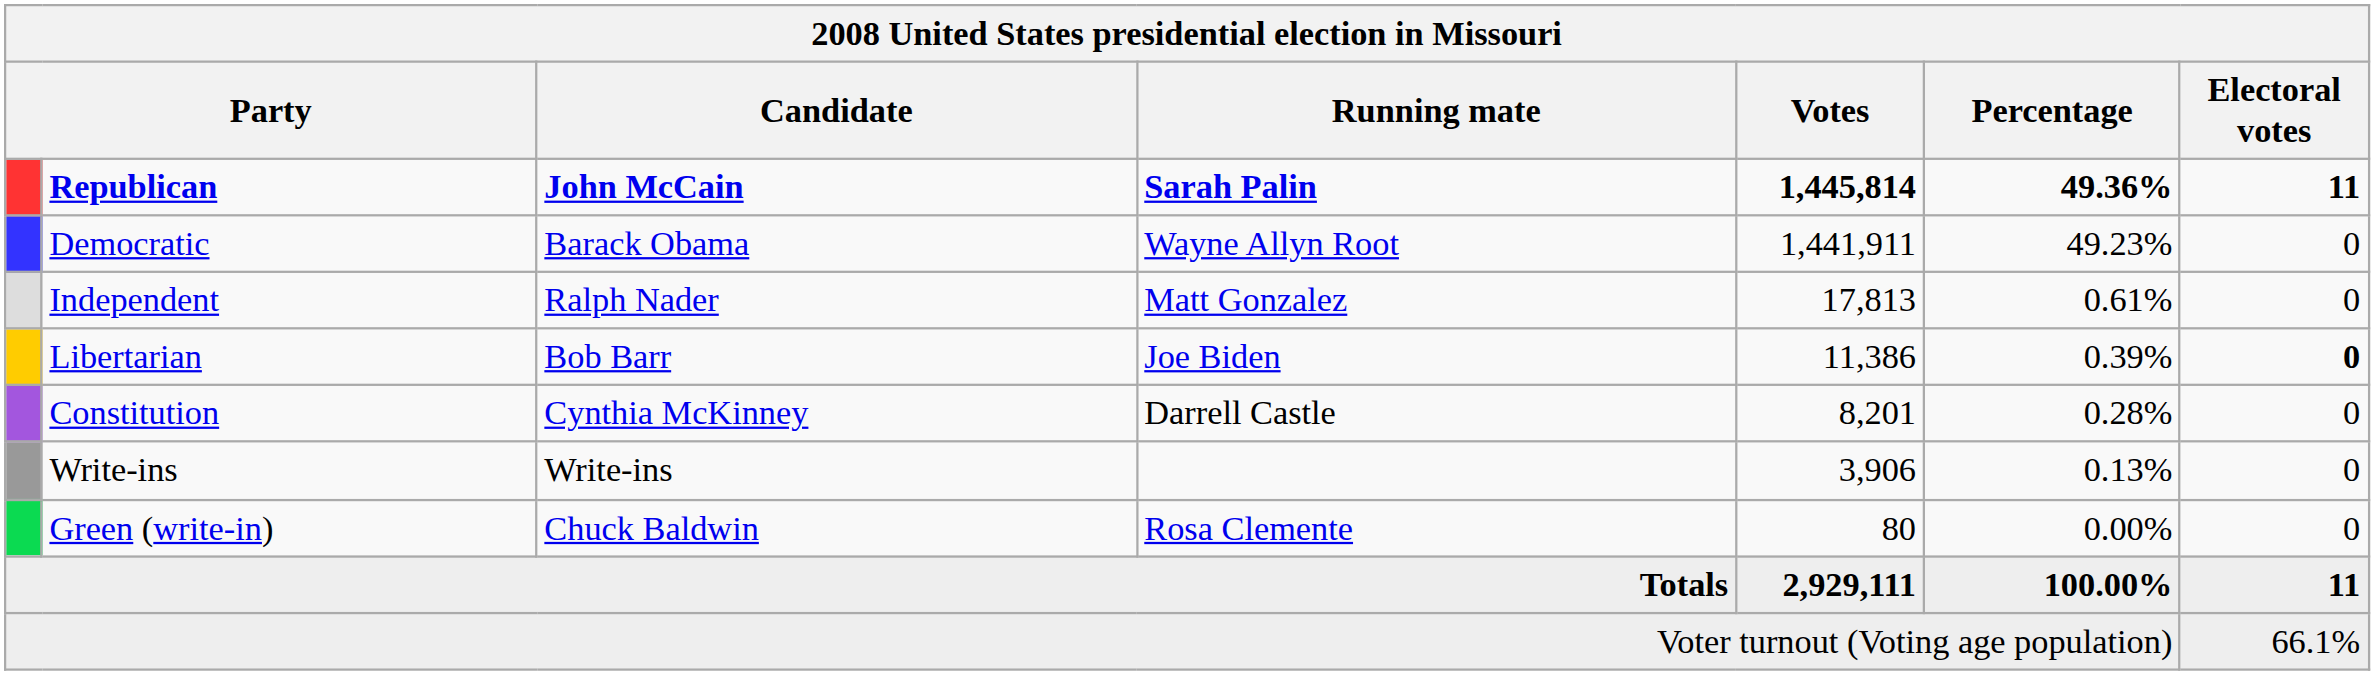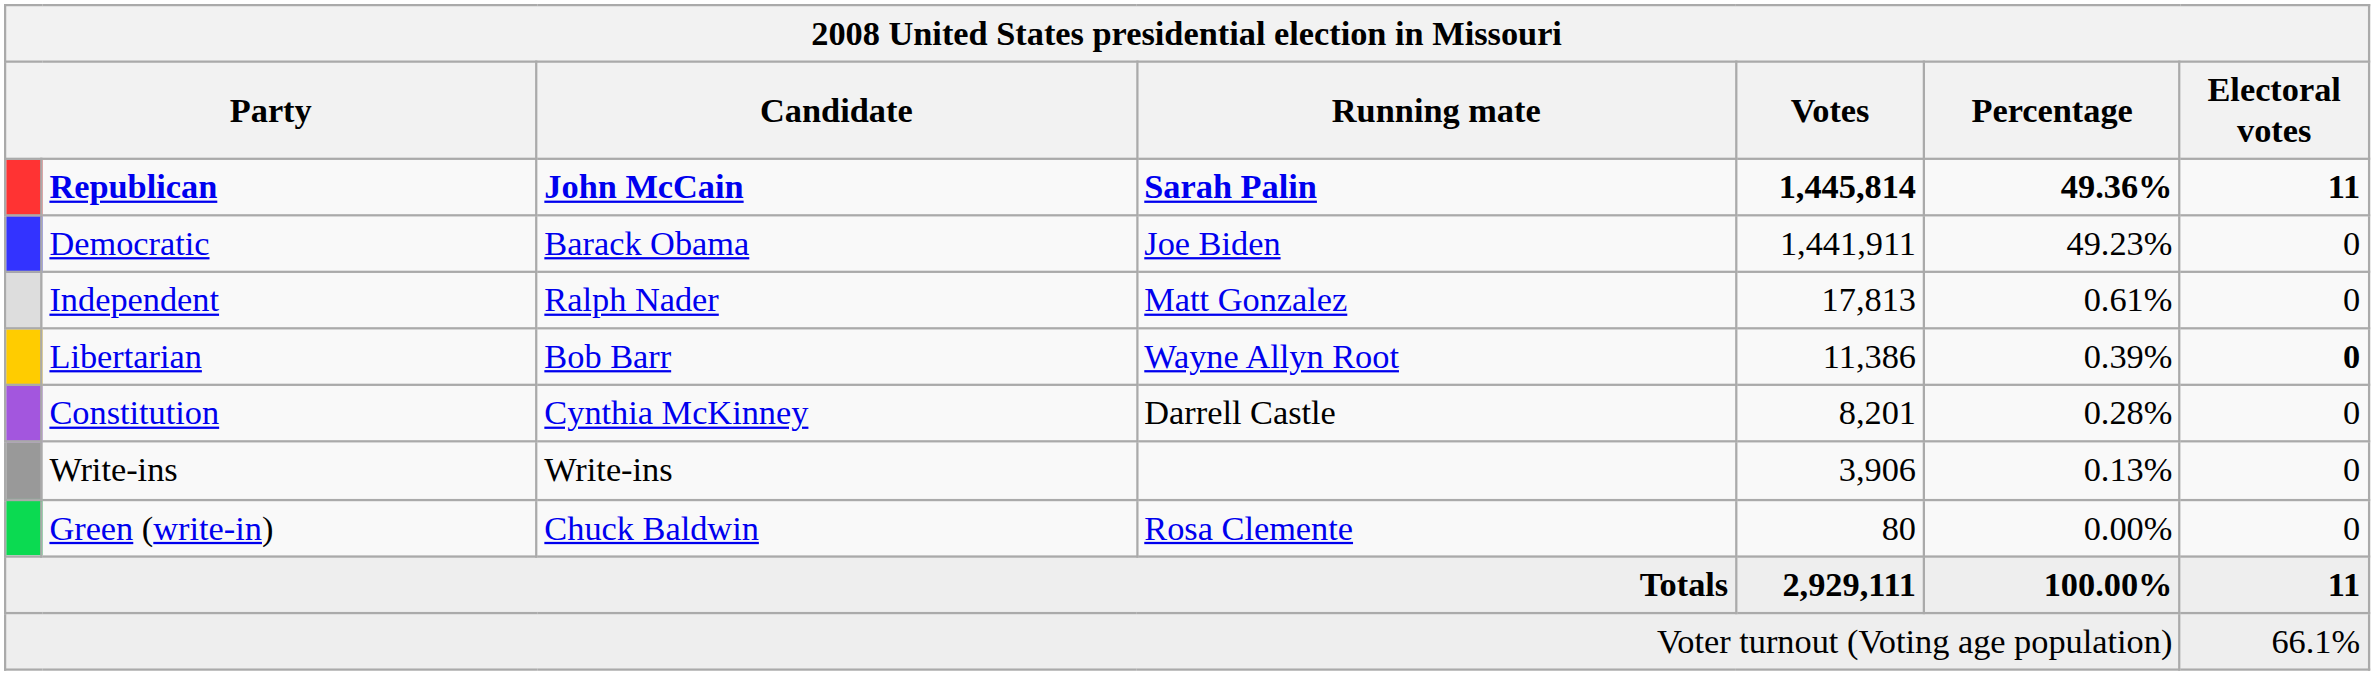(1272, 243) Wayne Allyn Root -> (1212, 243) Joe Biden
(1212, 356) Joe Biden -> (1272, 356) Wayne Allyn Root
